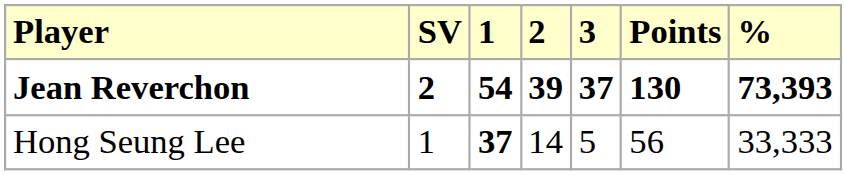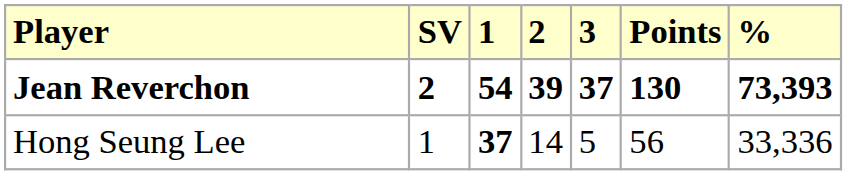(785, 141) 33,333 -> (785, 141) 33,336
